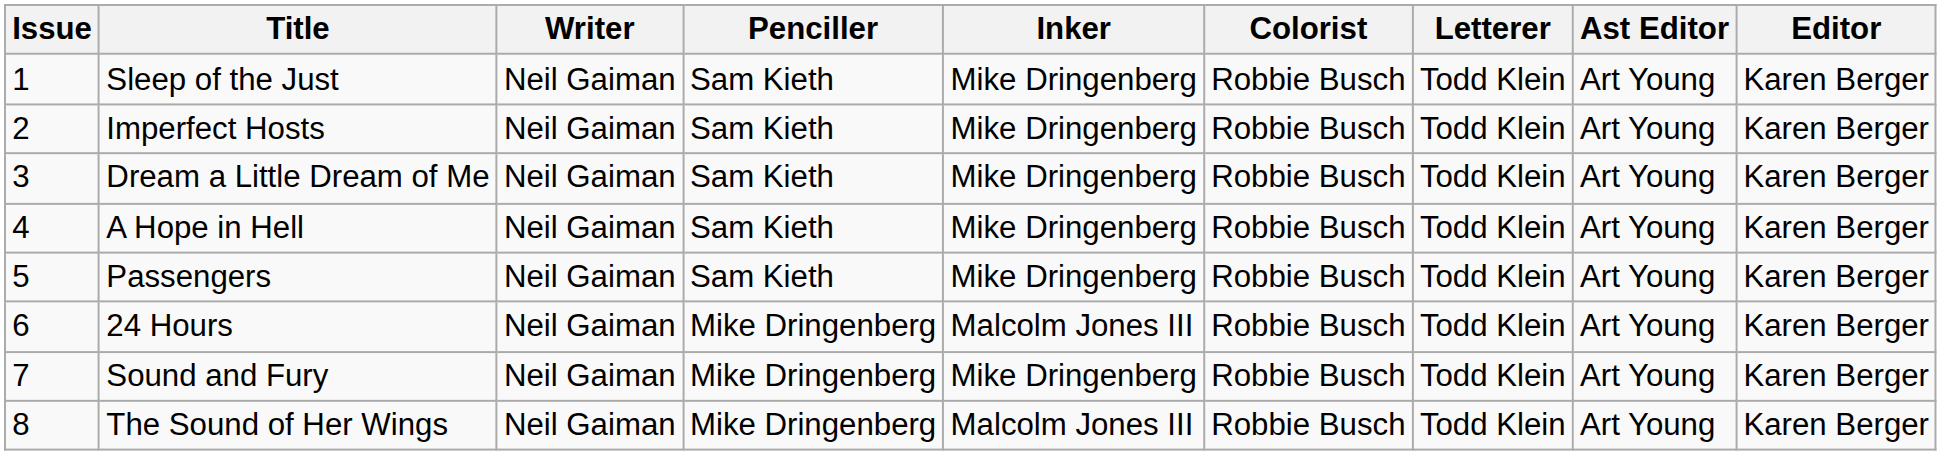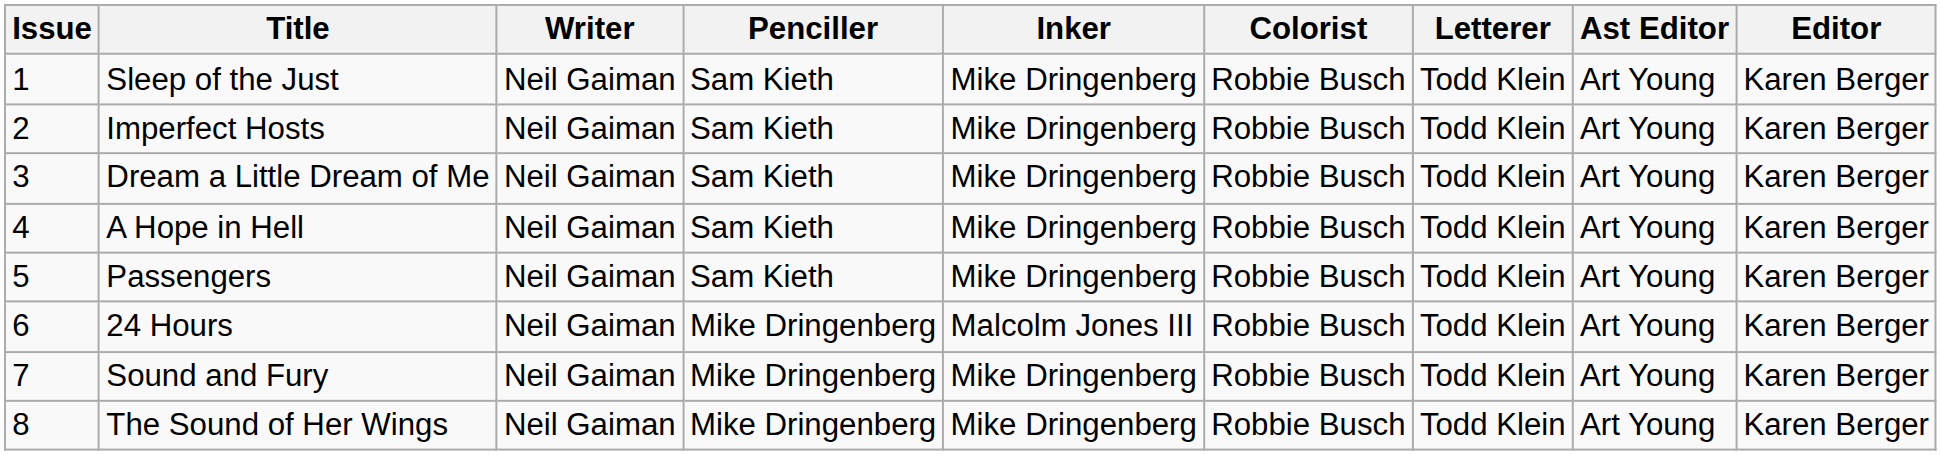(1072, 425) Malcolm Jones III -> (1074, 425) Mike Dringenberg
